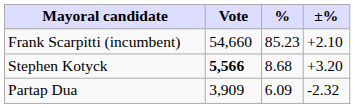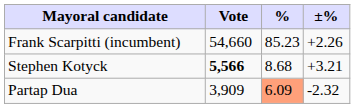(325, 41) +2.10 -> (325, 41) +2.26
(325, 66) +3.20 -> (325, 66) +3.21
(278, 90) no background -> (278, 90) lightsalmon background
